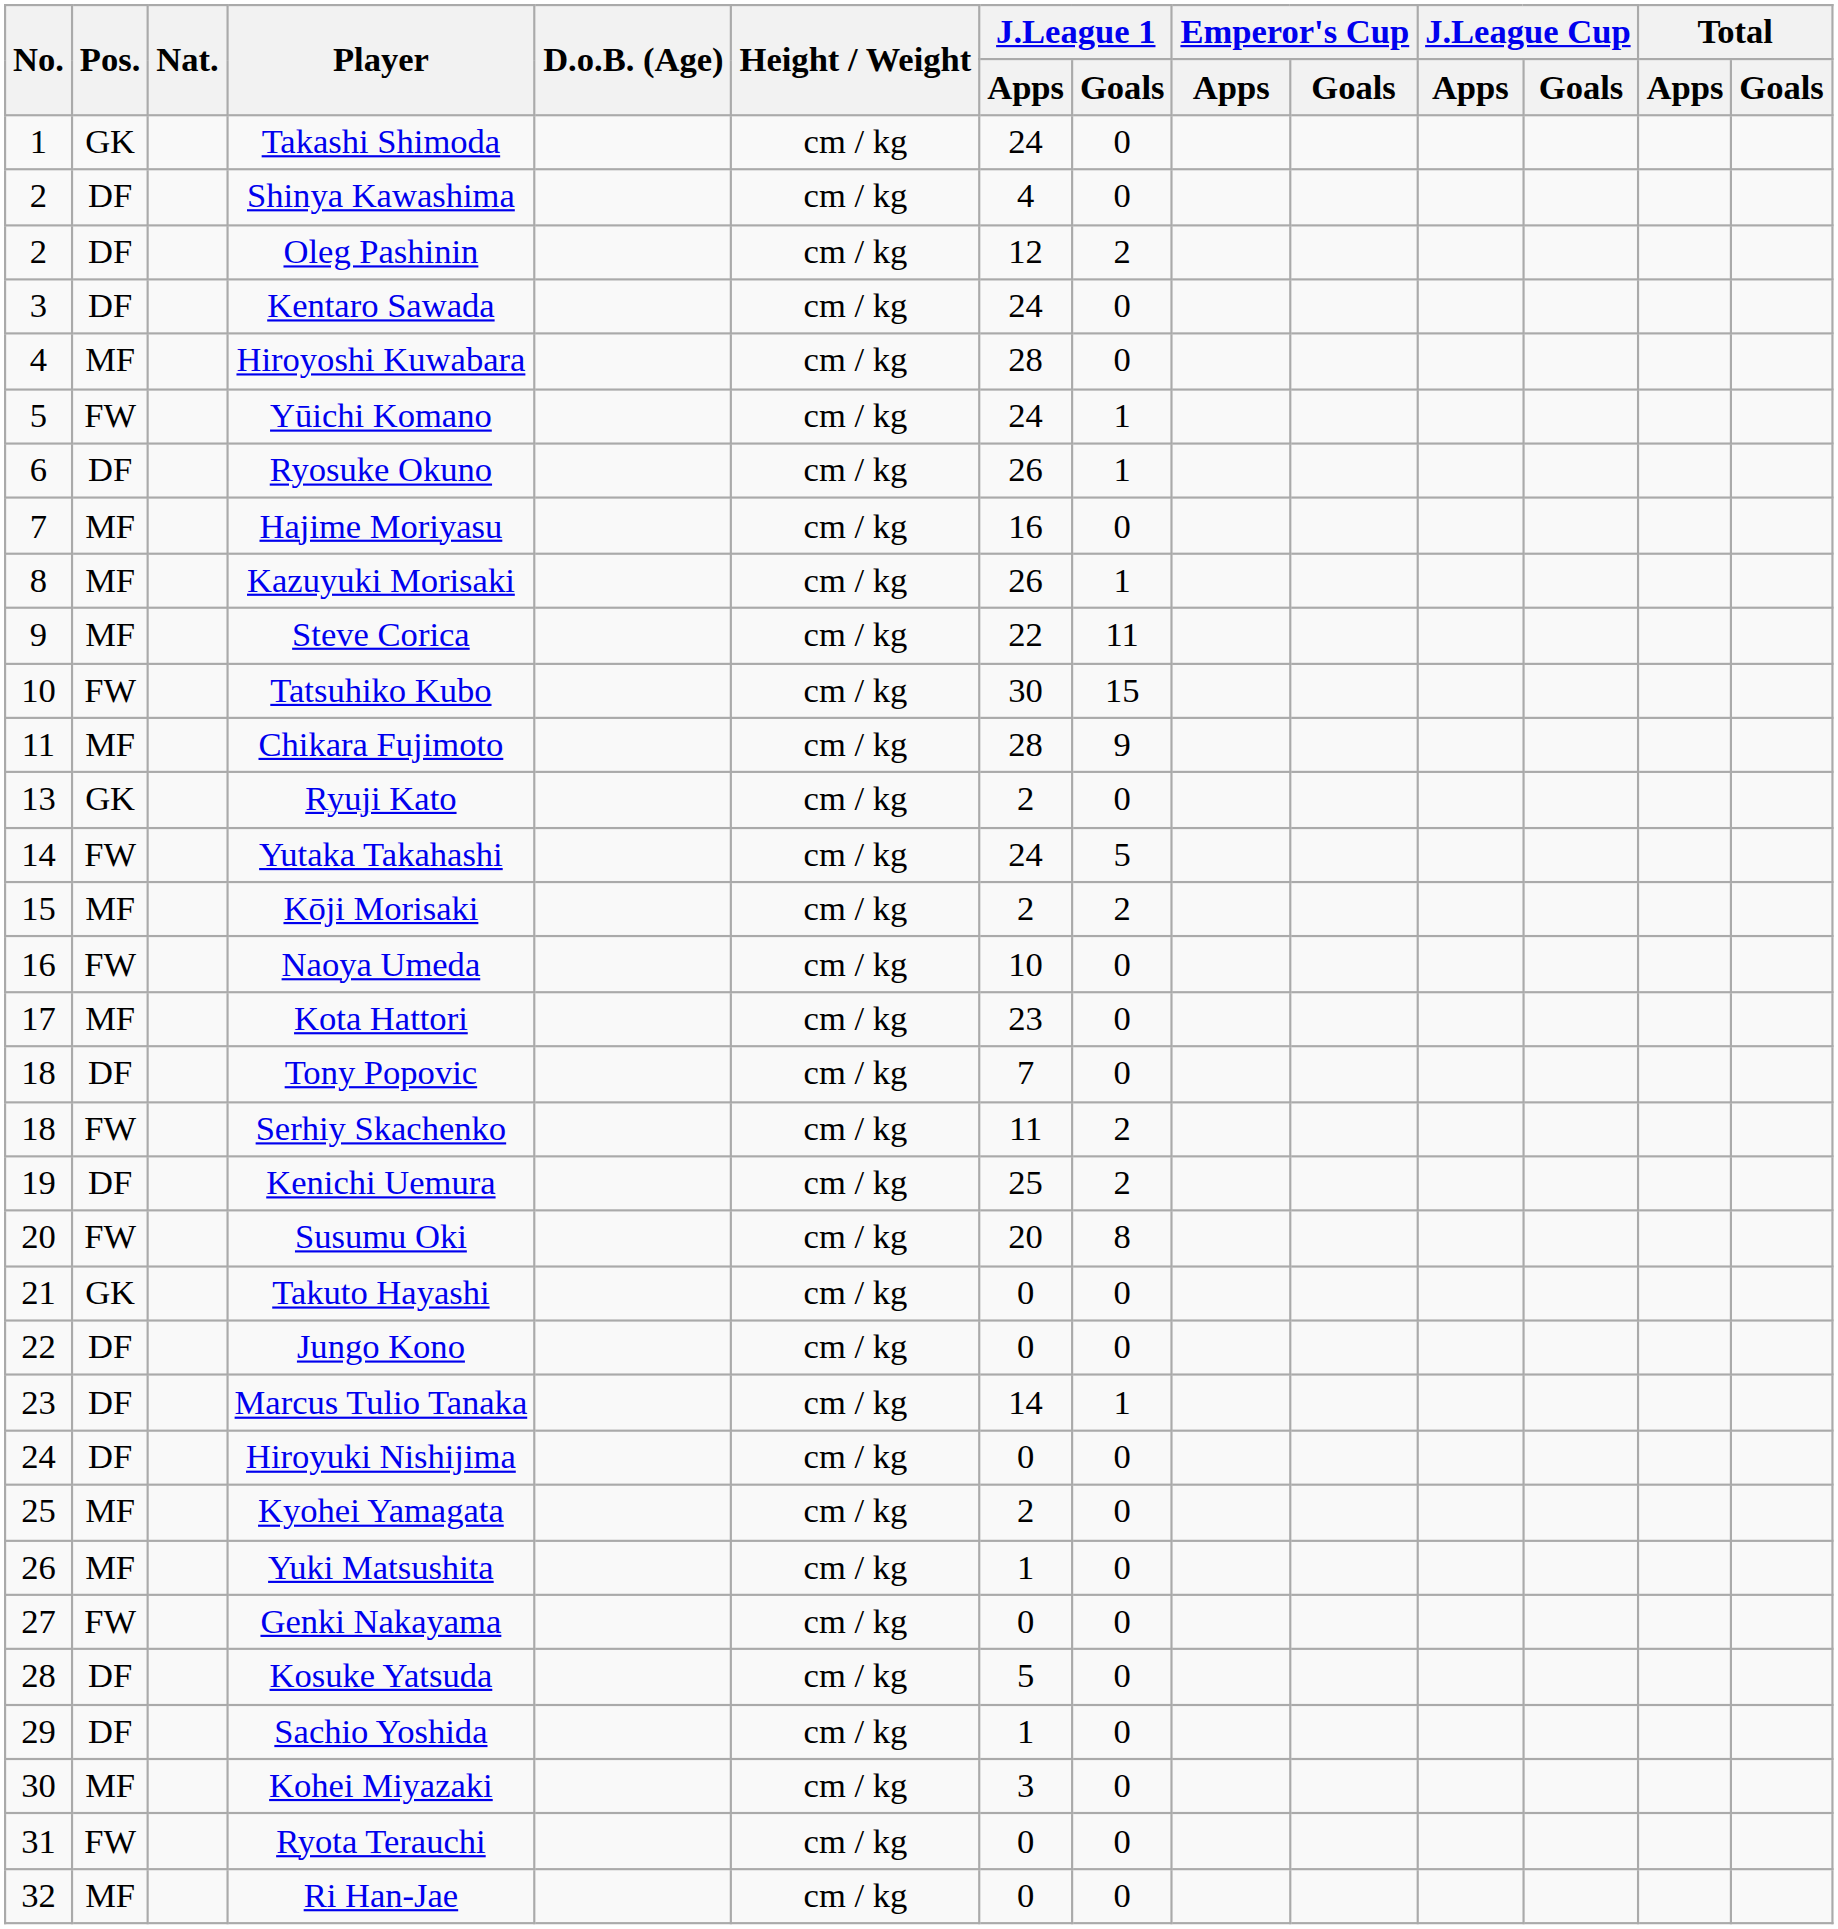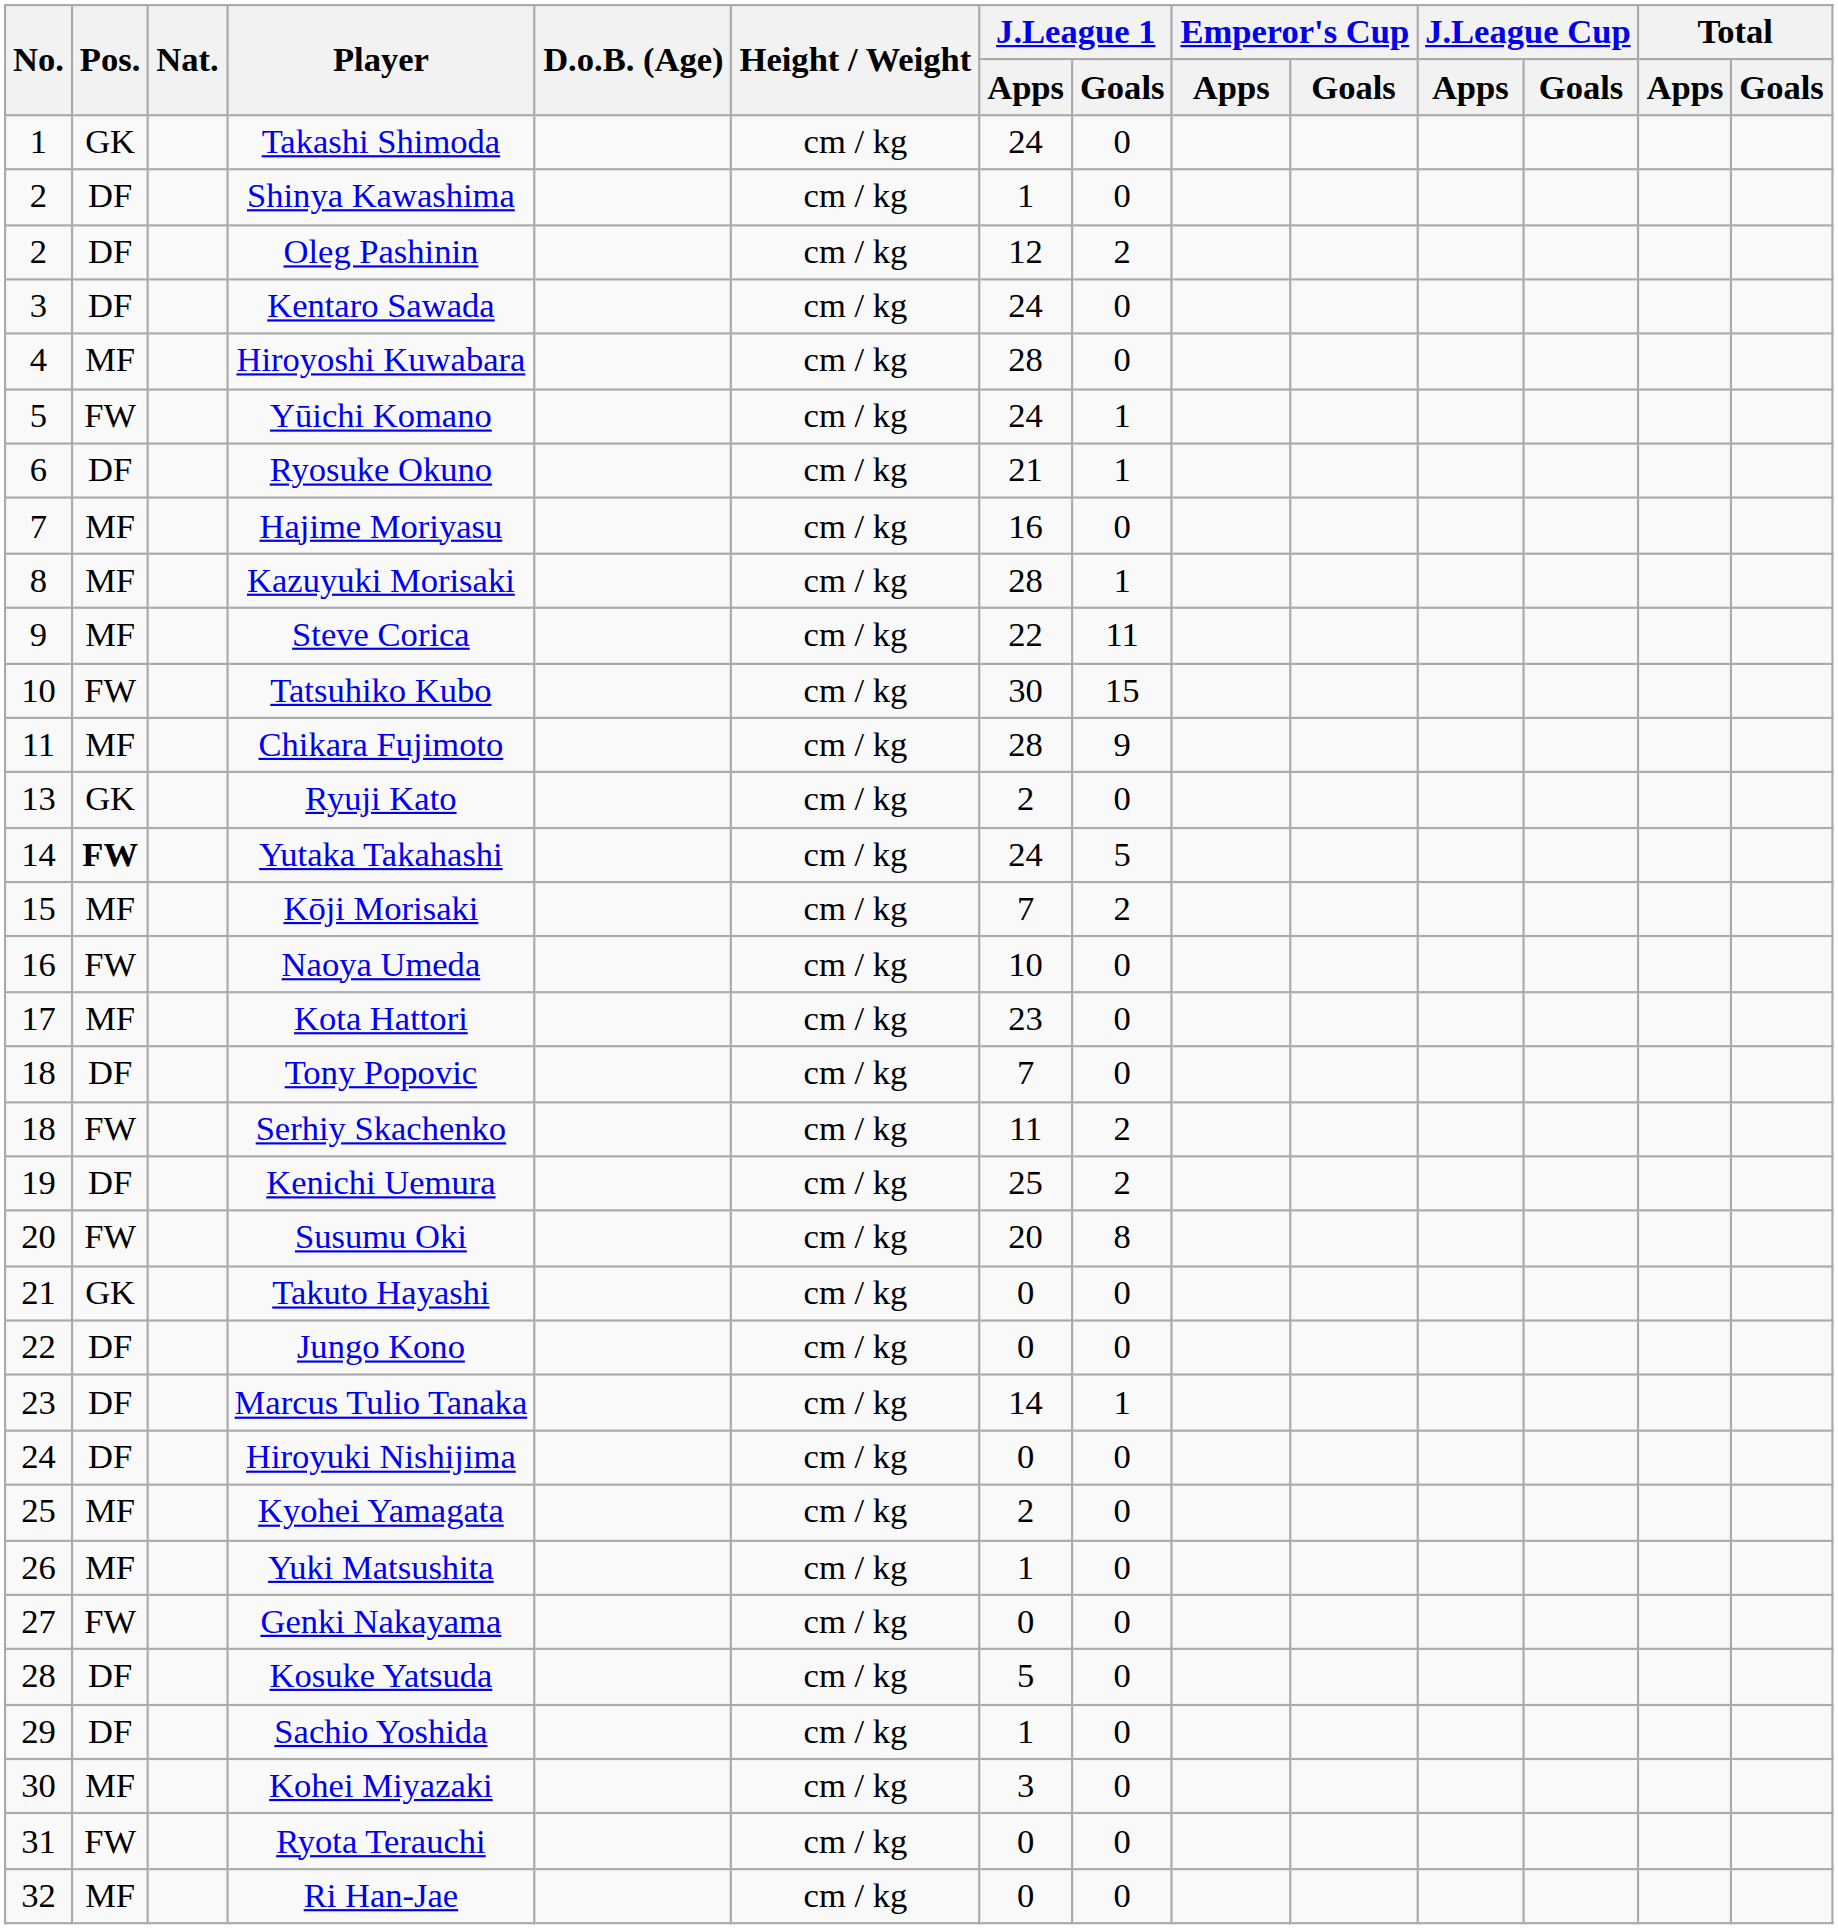(1026, 196) 4 -> (1026, 196) 1
(1026, 470) 26 -> (1026, 470) 21
(1026, 580) 26 -> (1026, 580) 28
(110, 854) normal -> (110, 854) bold
(1026, 908) 2 -> (1026, 908) 7
